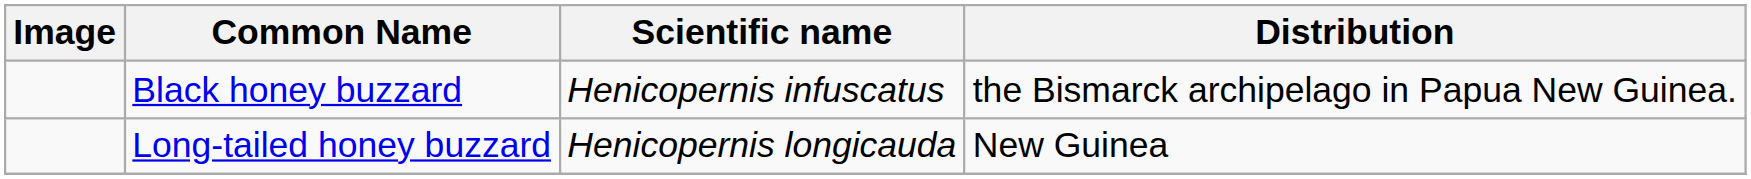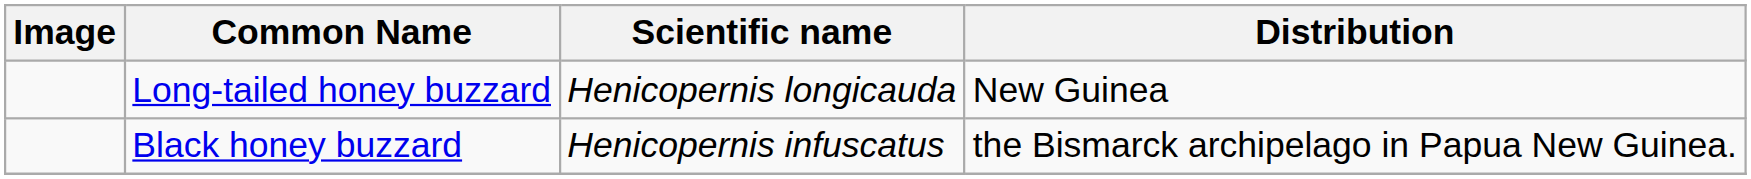rows swapped: (297, 88) <-> (342, 145)
